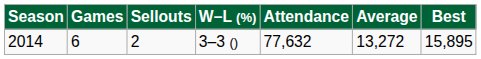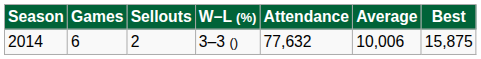(380, 41) 13,272 -> (380, 41) 10,006
(449, 41) 15,895 -> (449, 41) 15,875
